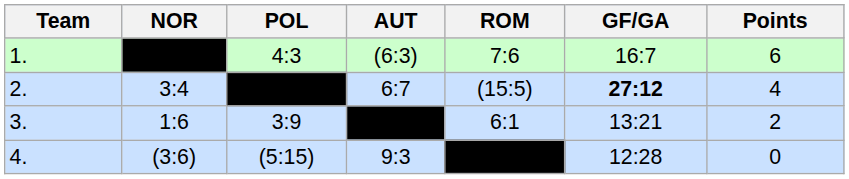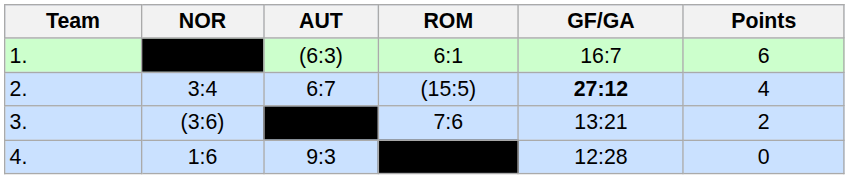- column: (287, 21)
(505, 55) 7:6 -> (448, 55) 6:1
(174, 122) 1:6 -> (202, 122) (3:6)
(505, 122) 6:1 -> (448, 122) 7:6
(174, 156) (3:6) -> (202, 156) 1:6
